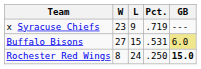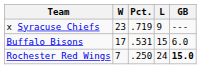columns swapped: (136, 12) <-> (156, 12)
(120, 41) 27 -> (120, 41) 17
(180, 41) khaki background -> (180, 41) no background
(118, 56) 8 -> (118, 56) 7
